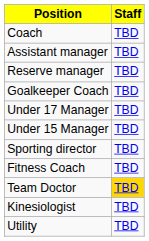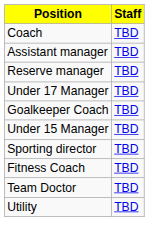rows swapped: (58, 91) <-> (58, 110)
(126, 187) gold background -> (126, 187) no background
- row: (41, 206)
